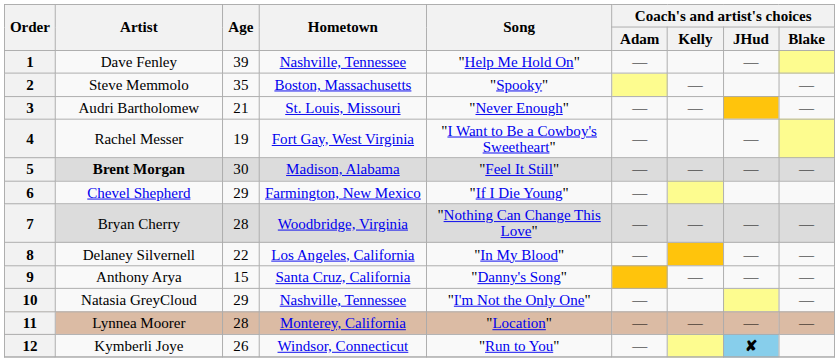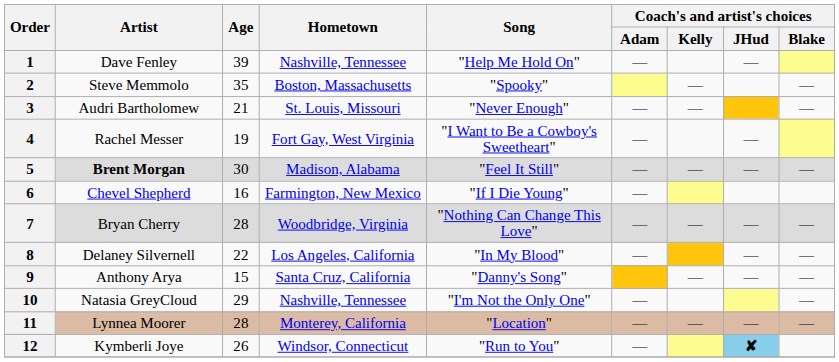(241, 192) 29 -> (241, 192) 16
